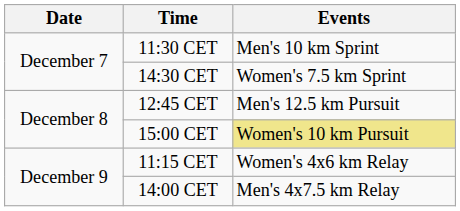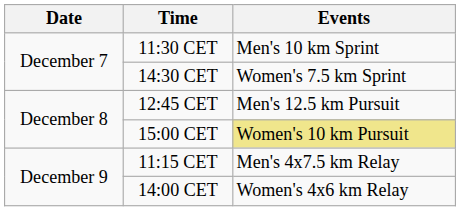(323, 162) Women's 4x6 km Relay -> (318, 162) Men's 4x7.5 km Relay
(318, 190) Men's 4x7.5 km Relay -> (323, 190) Women's 4x6 km Relay
